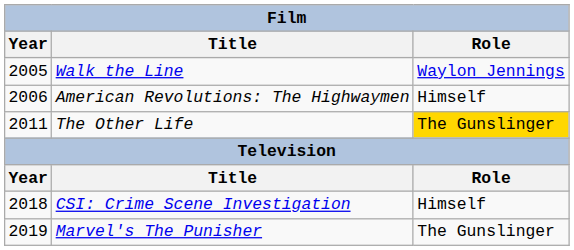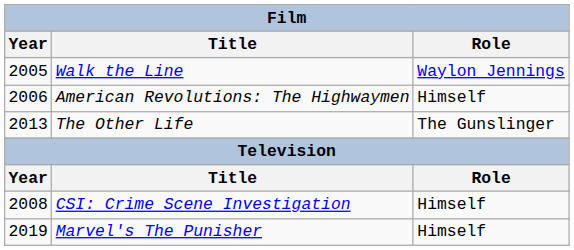(28, 125) 2011 -> (28, 125) 2013
(486, 125) gold background -> (486, 125) no background
(28, 205) 2018 -> (28, 205) 2008
(486, 232) The Gunslinger -> (452, 232) Himself
